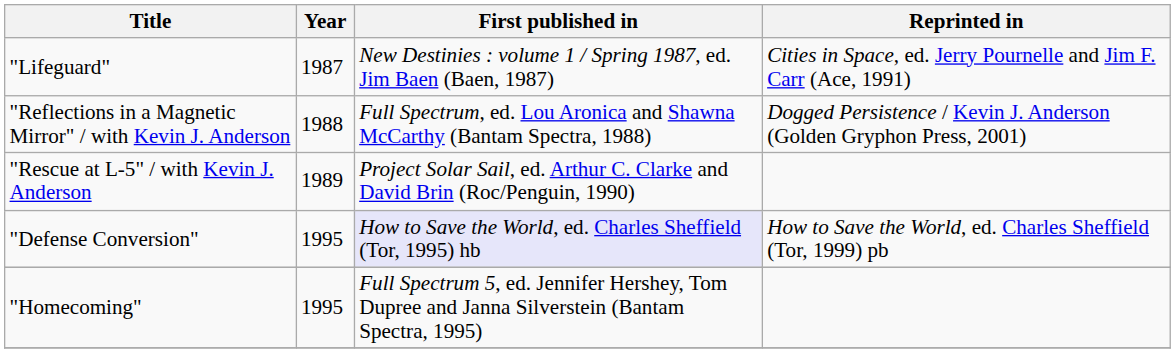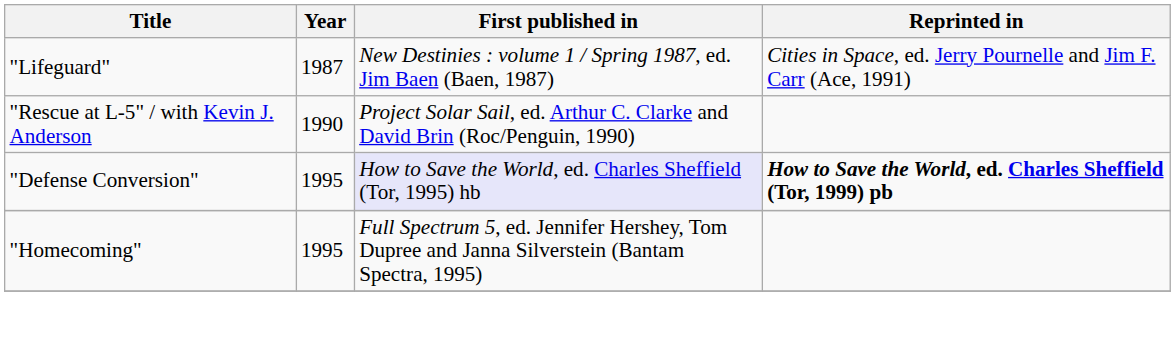- row: (150, 123)
(322, 181) 1989 -> (322, 123) 1990
(958, 238) normal -> (965, 181) bold
